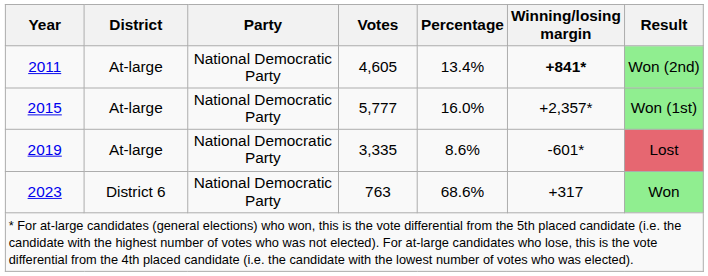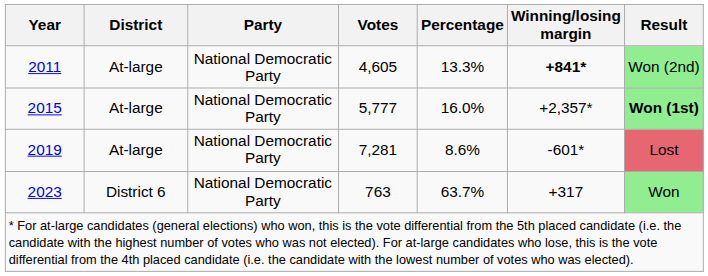(462, 66) 13.4% -> (462, 66) 13.3%
(664, 108) normal -> (664, 108) bold
(378, 150) 3,335 -> (378, 150) 7,281
(462, 191) 68.6% -> (462, 191) 63.7%
